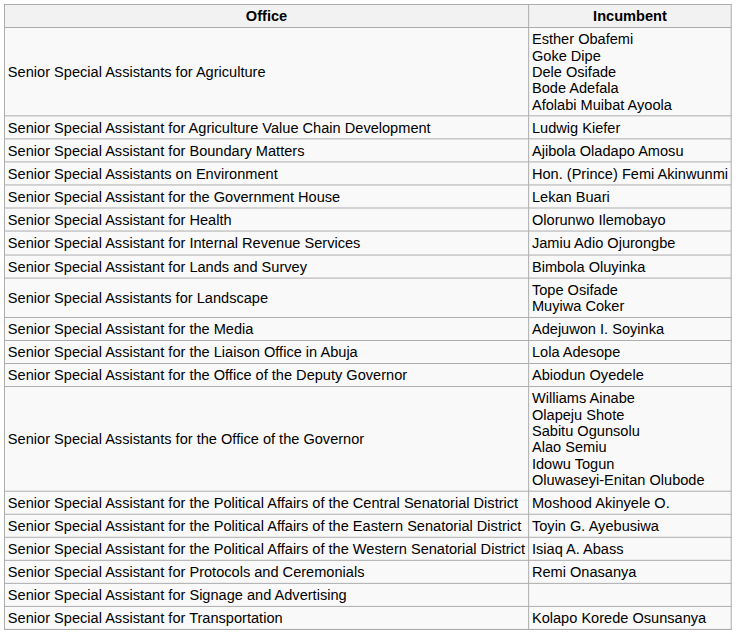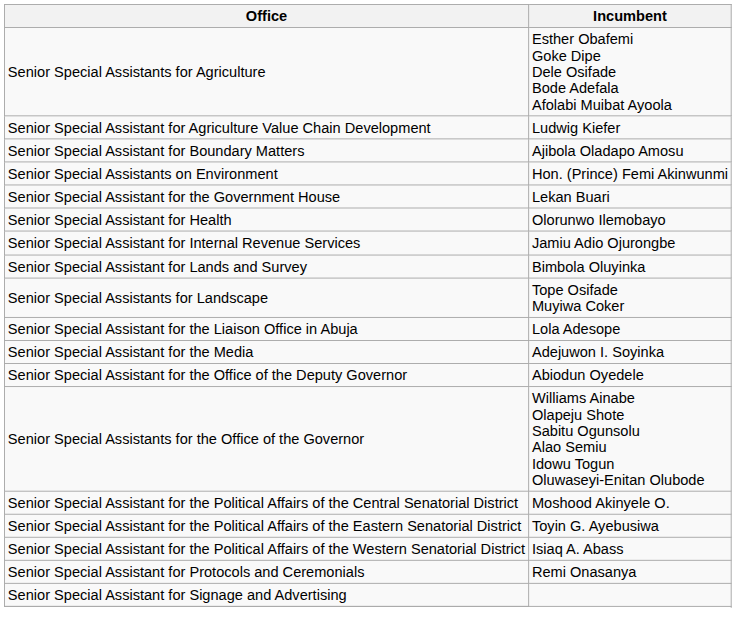rows swapped: (183, 352) <-> (131, 329)
- row: (145, 618)
